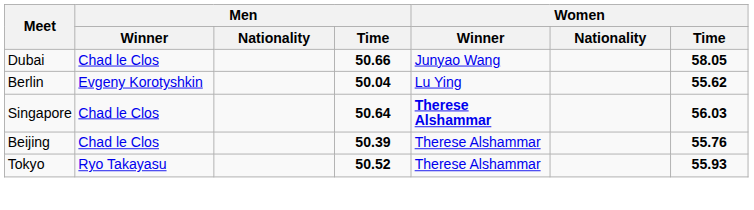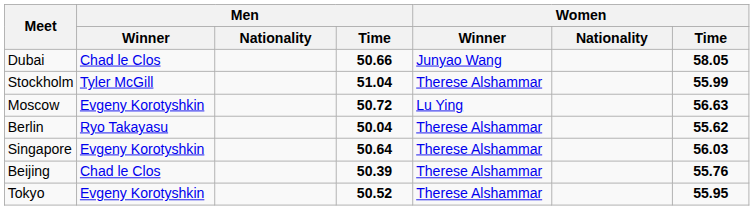+ row: (41, 82)
+ row: (34, 104)
(141, 82) Evgeny Korotyshkin -> (124, 127) Ryo Takayasu
(438, 82) Lu Ying -> (479, 127) Therese Alshammar
(119, 112) Chad le Clos -> (142, 149) Evgeny Korotyshkin
(453, 112) bold -> (479, 149) normal
(122, 165) Ryo Takayasu -> (142, 194) Evgeny Korotyshkin
(709, 165) 55.93 -> (711, 194) 55.95
